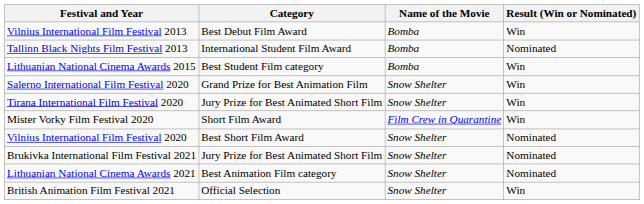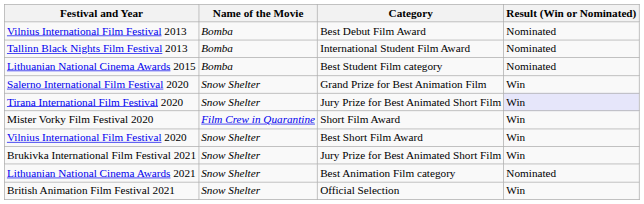columns swapped: (292, 13) <-> (444, 13)
(516, 31) Win -> (531, 31) Nominated
(516, 66) Win -> (531, 66) Nominated
(516, 102) no background -> (516, 102) lavender background
(531, 137) Nominated -> (516, 137) Win
(531, 155) Nominated -> (516, 155) Win
